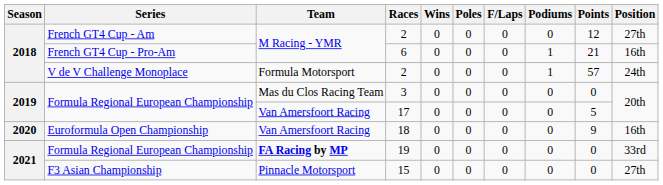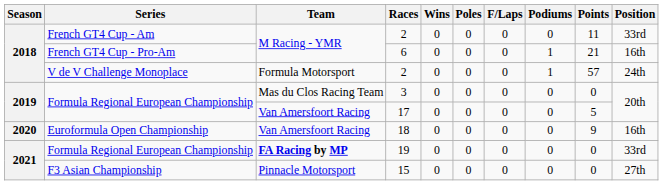(593, 34) 12 -> (593, 34) 11
(635, 34) 27th -> (635, 34) 33rd
